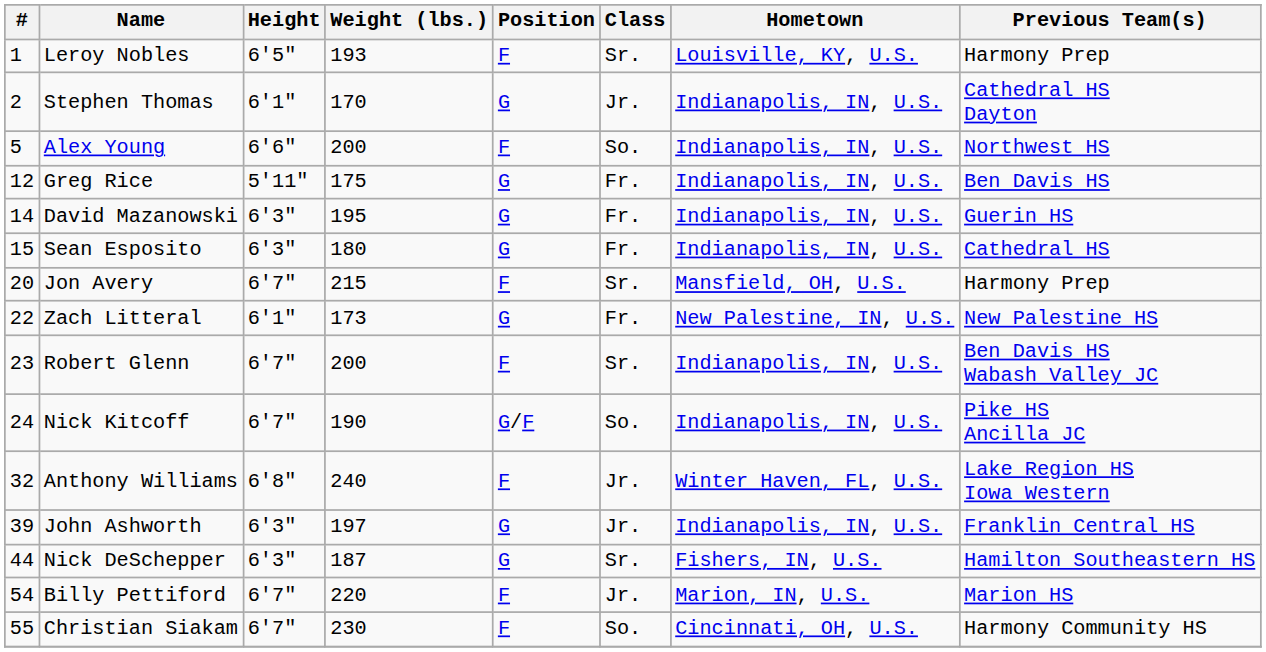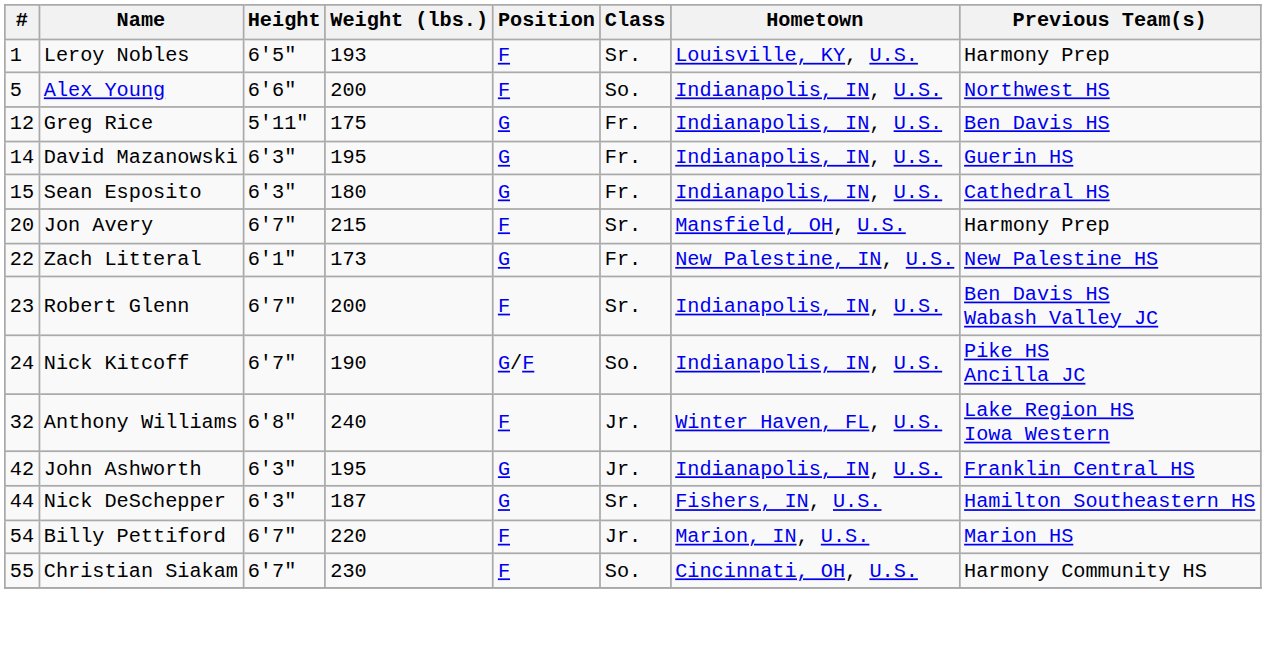- row: (129, 102)
(22, 526) 39 -> (22, 468) 42
(349, 526) 197 -> (349, 468) 195
